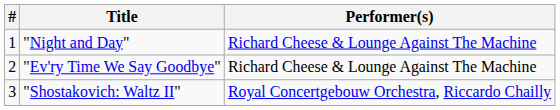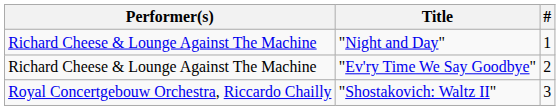columns swapped: (12, 17) <-> (390, 17)
